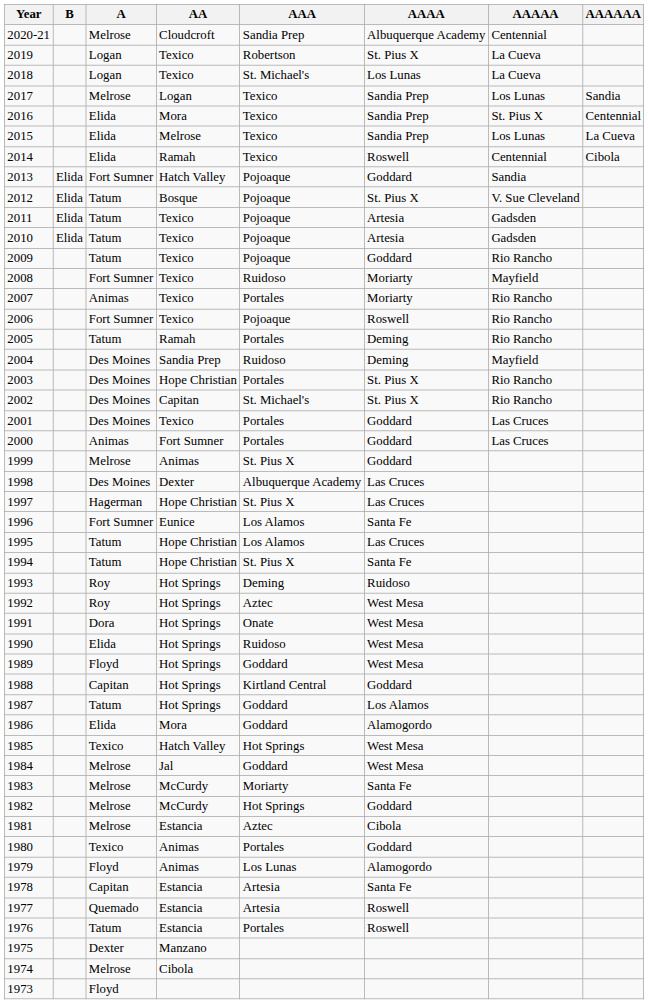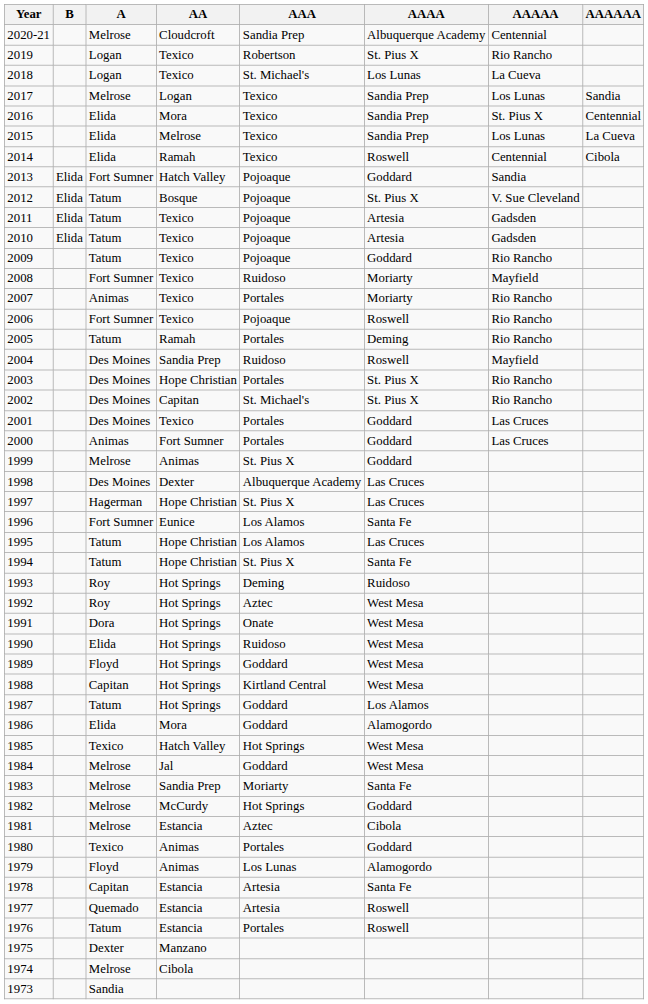(516, 55) La Cueva -> (522, 55) Rio Rancho
(388, 359) Deming -> (388, 359) Roswell
(390, 684) Goddard -> (395, 684) West Mesa
(184, 786) McCurdy -> (190, 786) Sandia Prep
(104, 989) Floyd -> (106, 989) Sandia
